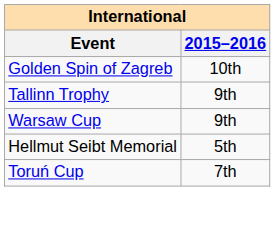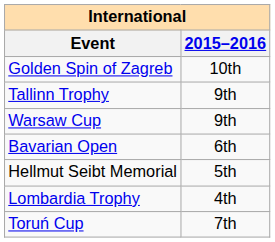+ row: (63, 146)
+ row: (74, 198)
